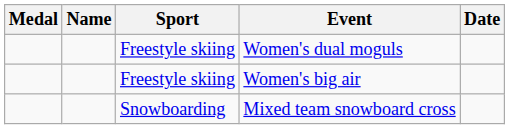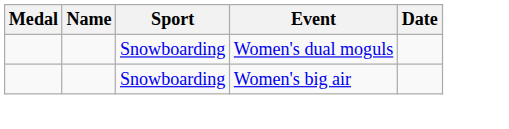(177, 49) Freestyle skiing -> (173, 49) Snowboarding
(177, 79) Freestyle skiing -> (173, 79) Snowboarding
- row: (350, 109)
